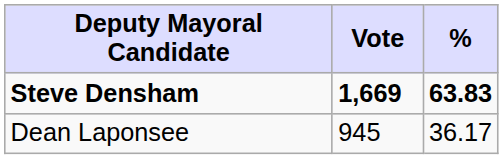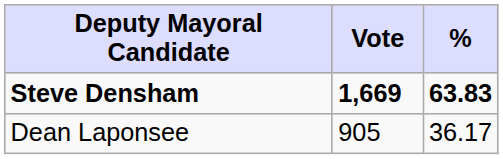(359, 133) 945 -> (359, 133) 905
